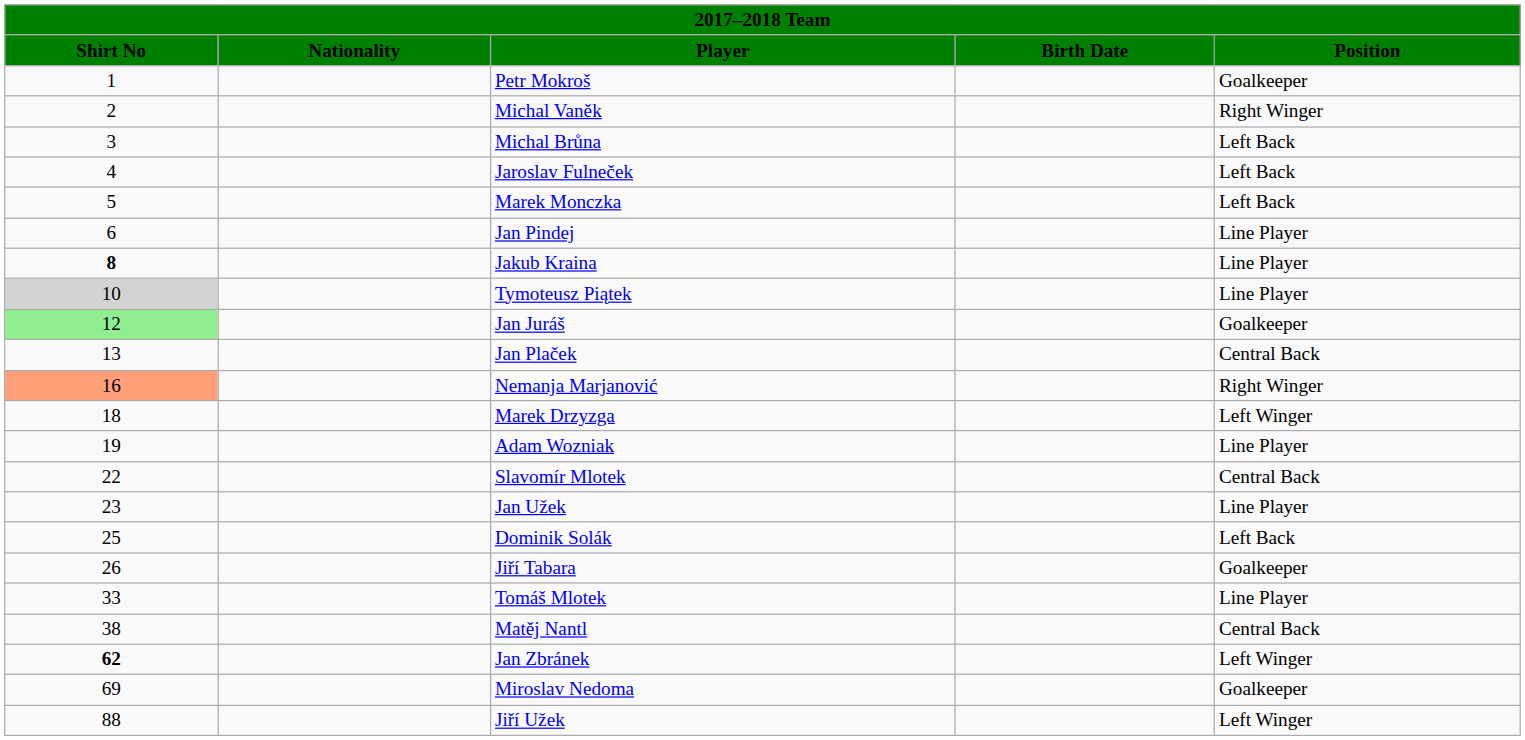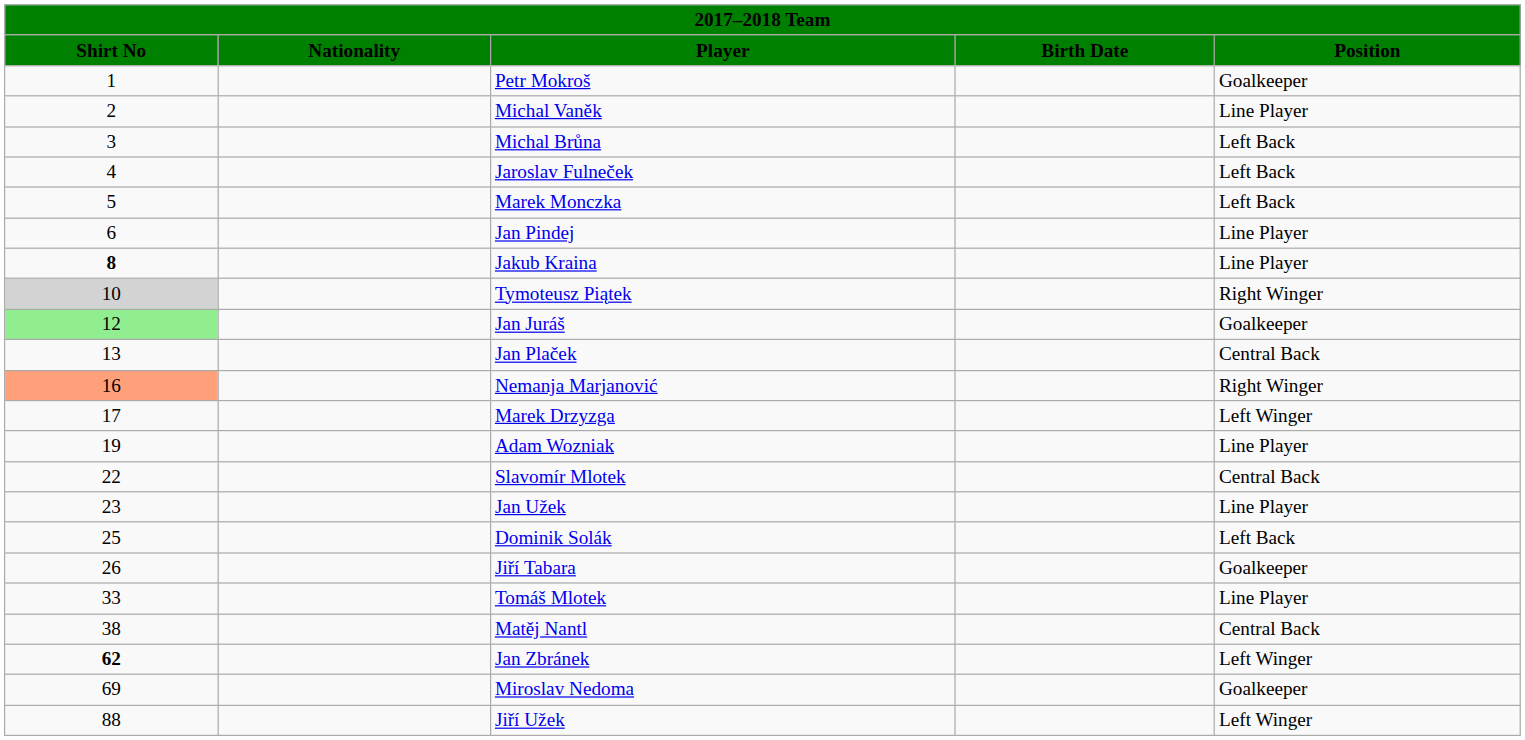(1271, 111) Right Winger -> (1264, 111) Line Player
(1264, 293) Line Player -> (1271, 293) Right Winger
(111, 415) 18 -> (111, 415) 17
